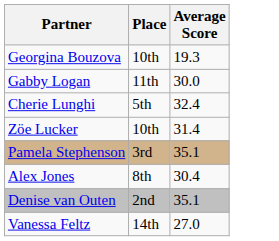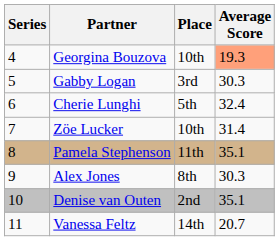+ column: (27, 24)
(187, 57) no background -> (232, 57) lightsalmon background
(145, 81) 11th -> (188, 81) 3rd
(187, 81) 30.0 -> (232, 81) 30.3
(142, 152) 3rd -> (191, 152) 11th
(187, 176) 30.4 -> (232, 176) 30.3
(187, 224) 27.0 -> (232, 224) 20.7
